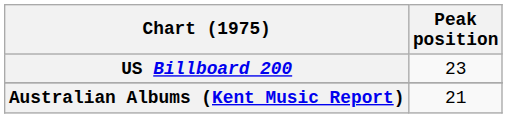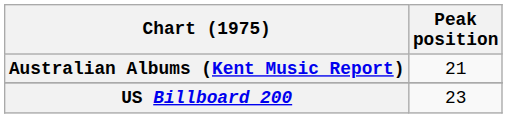rows swapped: (207, 98) <-> (207, 69)
